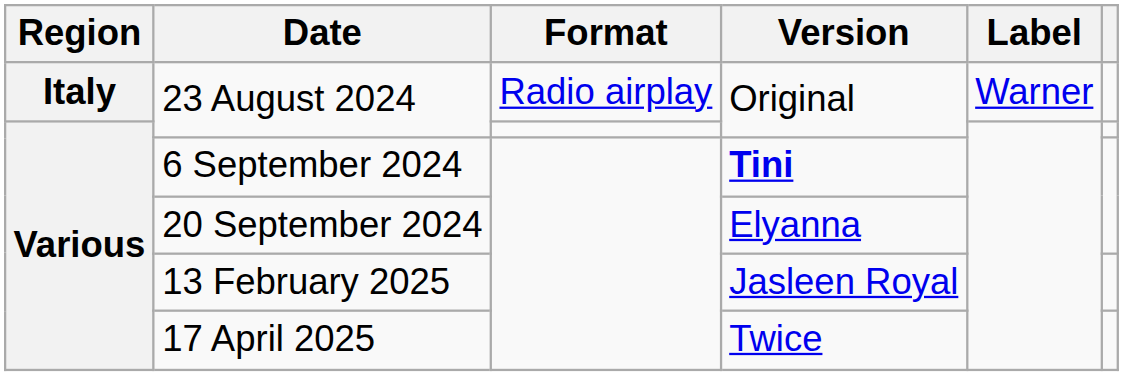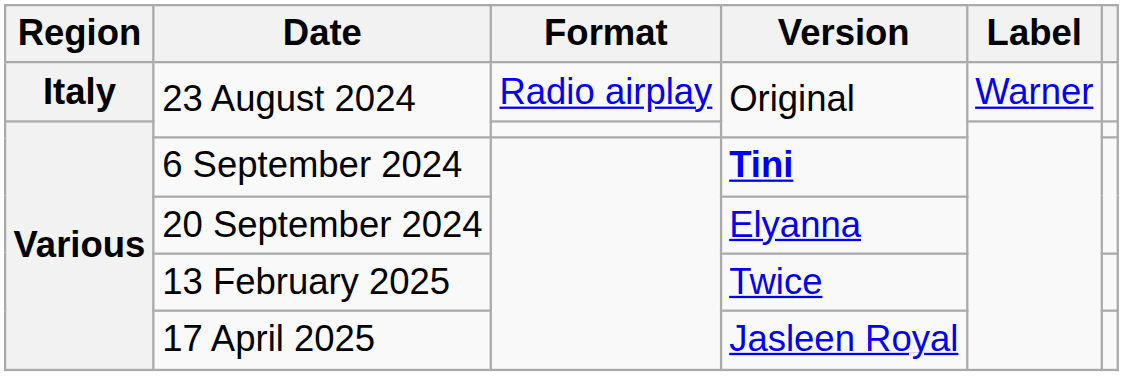(844, 281) Jasleen Royal -> (776, 281) Twice
(776, 339) Twice -> (844, 339) Jasleen Royal
